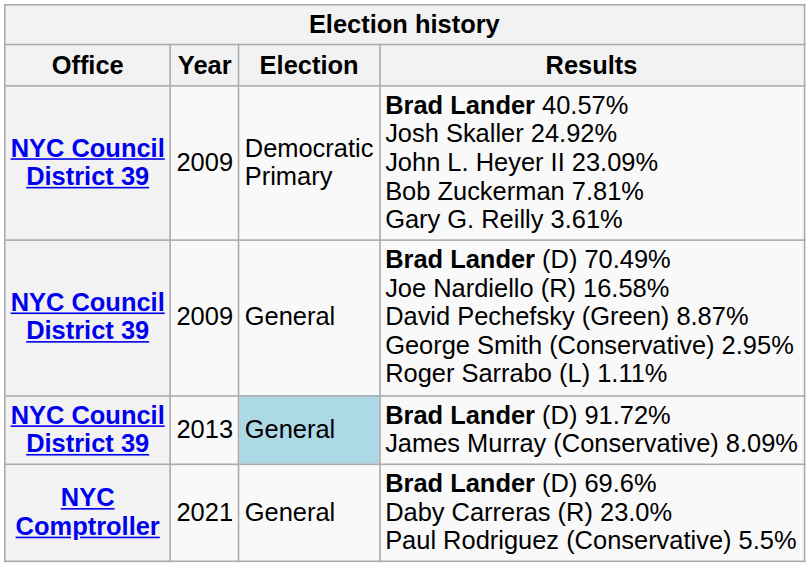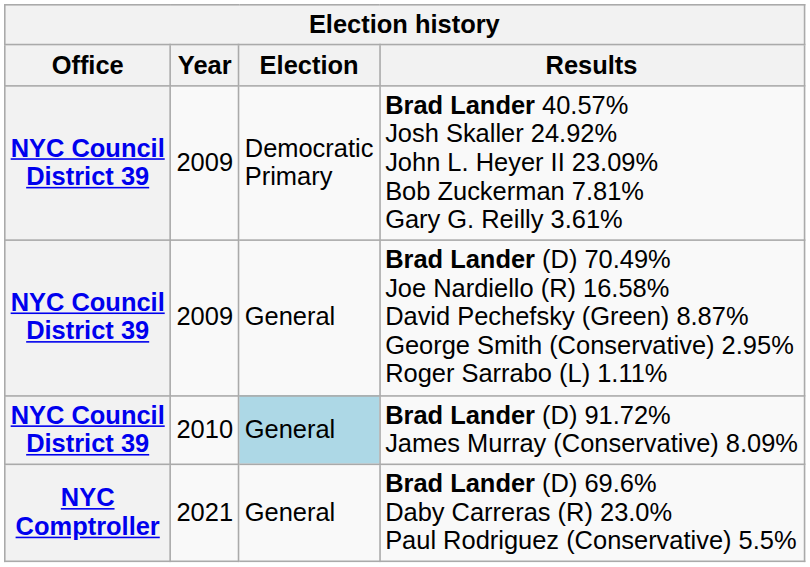(205, 429) 2013 -> (205, 429) 2010
